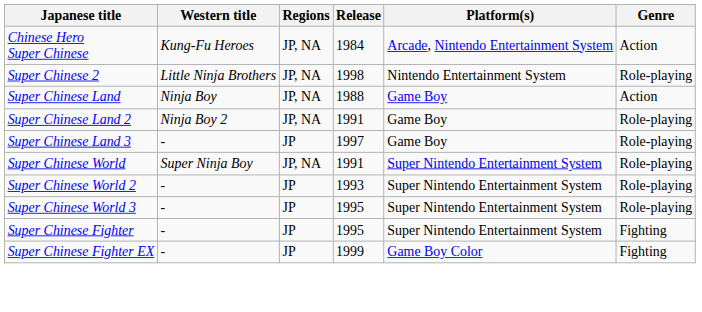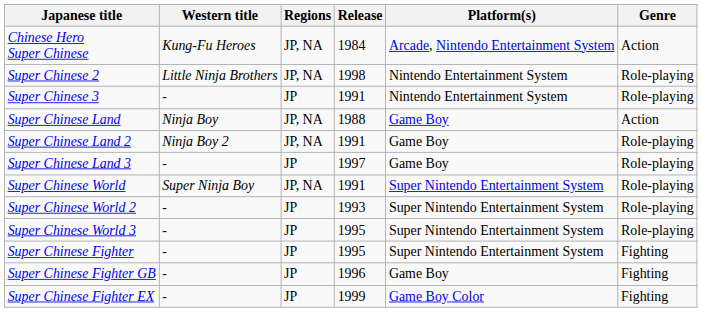+ row: (53, 97)
+ row: (82, 274)
